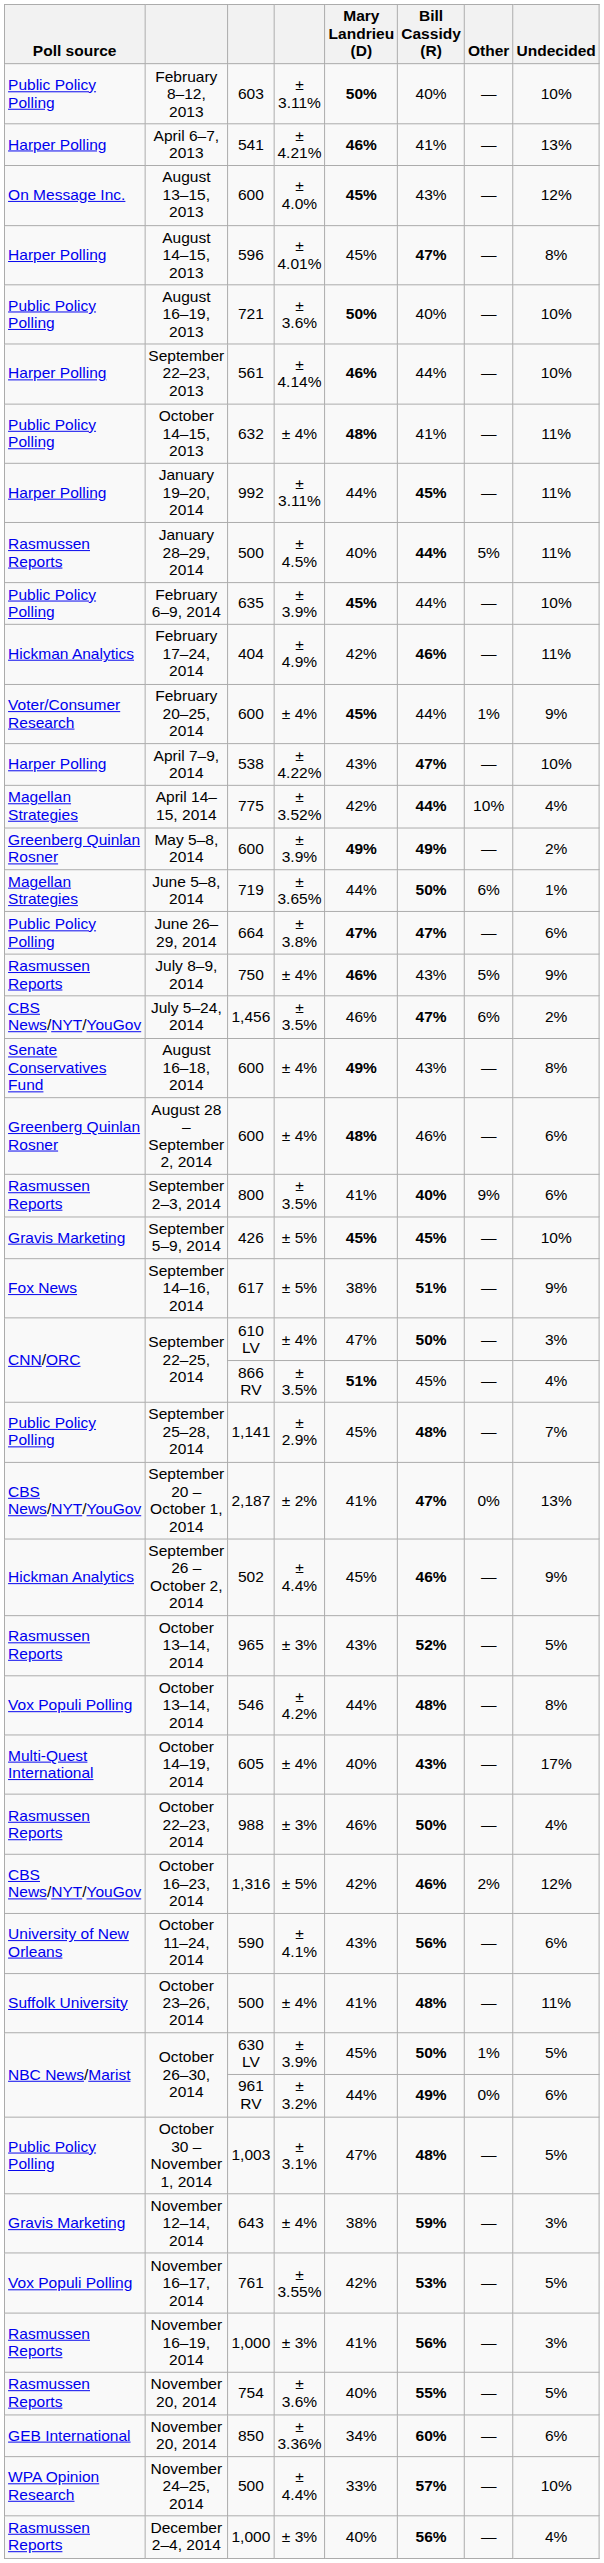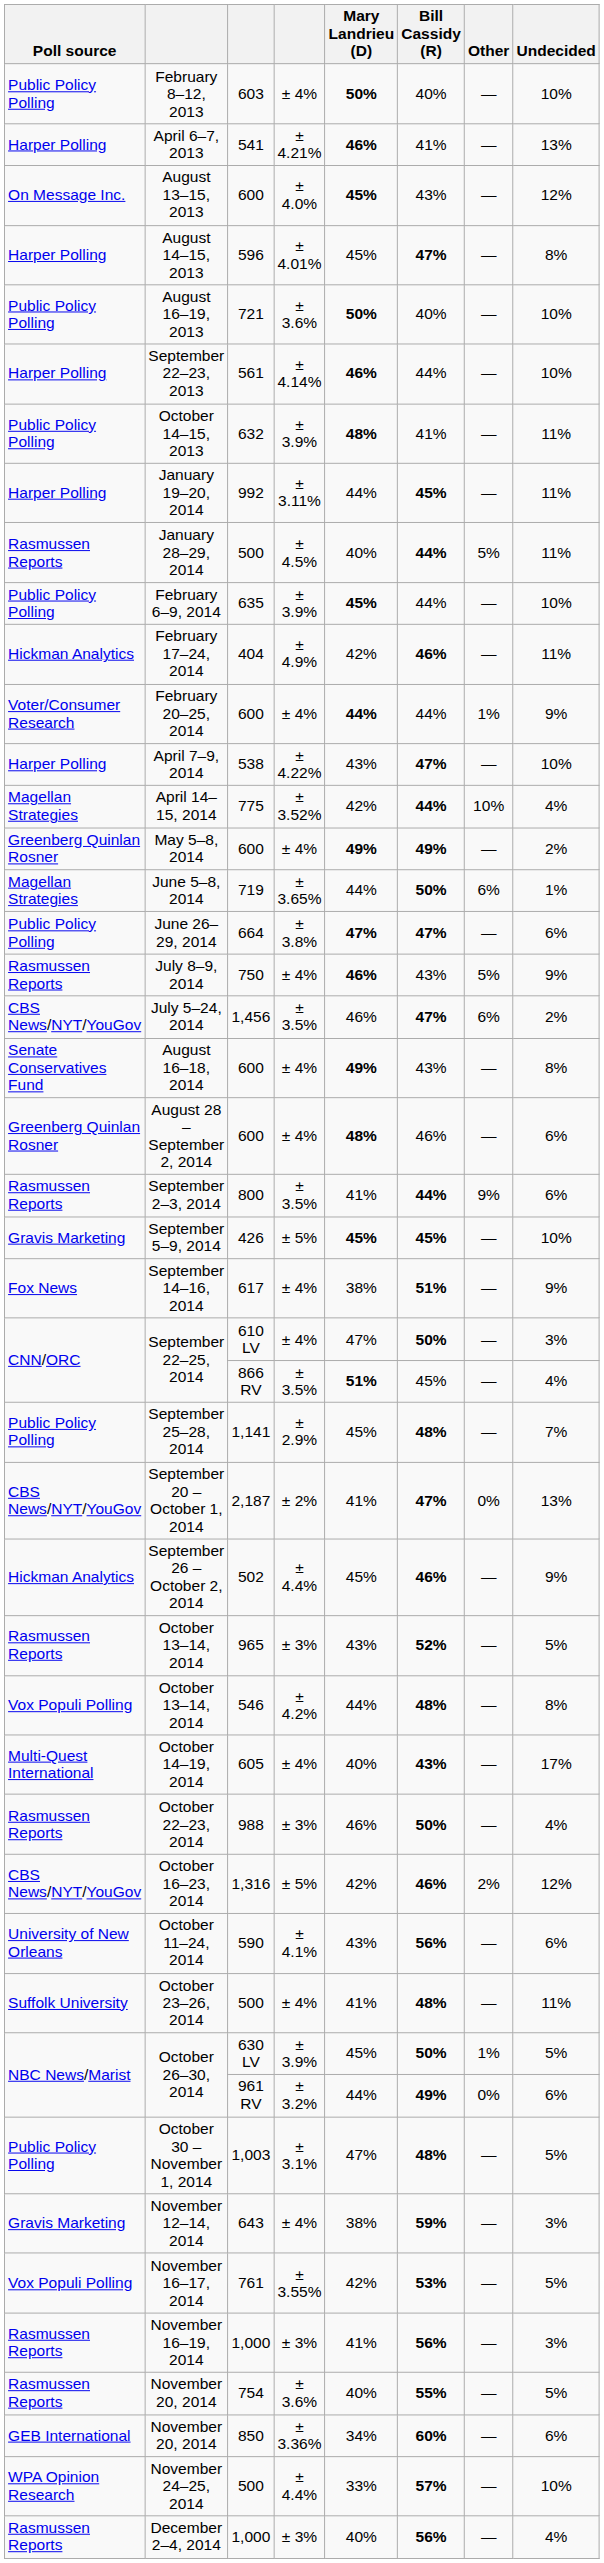(299, 93) ± 3.11% -> (299, 93) ± 4%
(299, 433) ± 4% -> (299, 433) ± 3.9%
(361, 713) 45% -> (361, 713) 44%
(299, 848) ± 3.9% -> (299, 848) ± 4%
(431, 1195) 40% -> (431, 1195) 44%
(299, 1288) ± 5% -> (299, 1288) ± 4%
